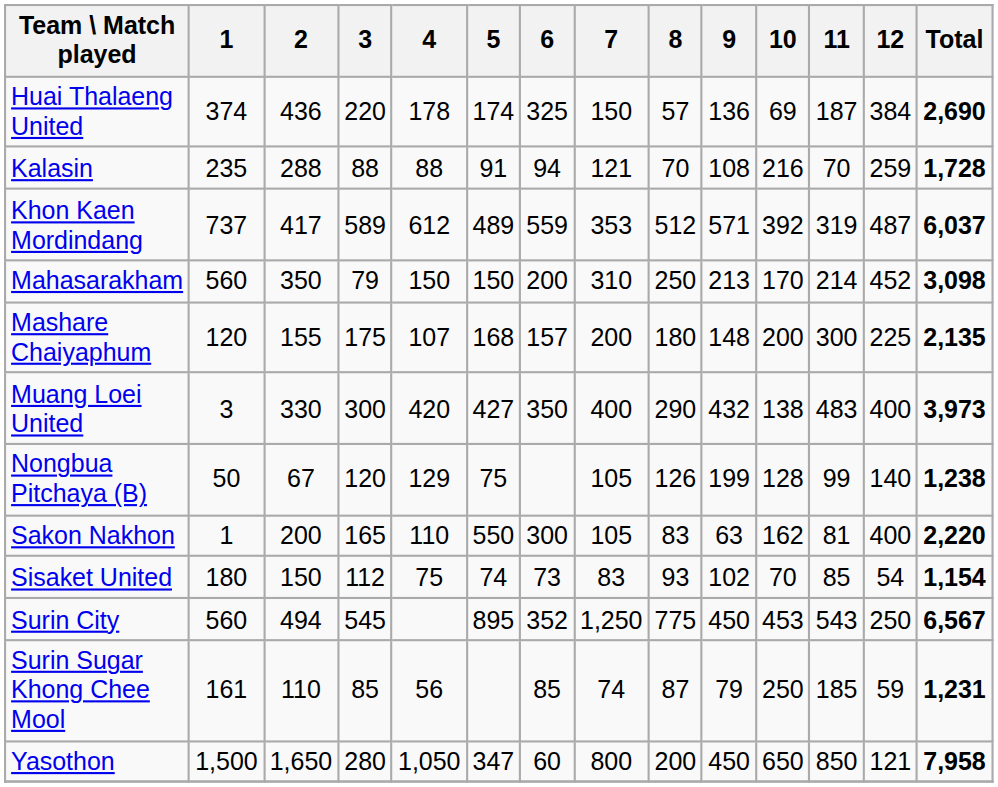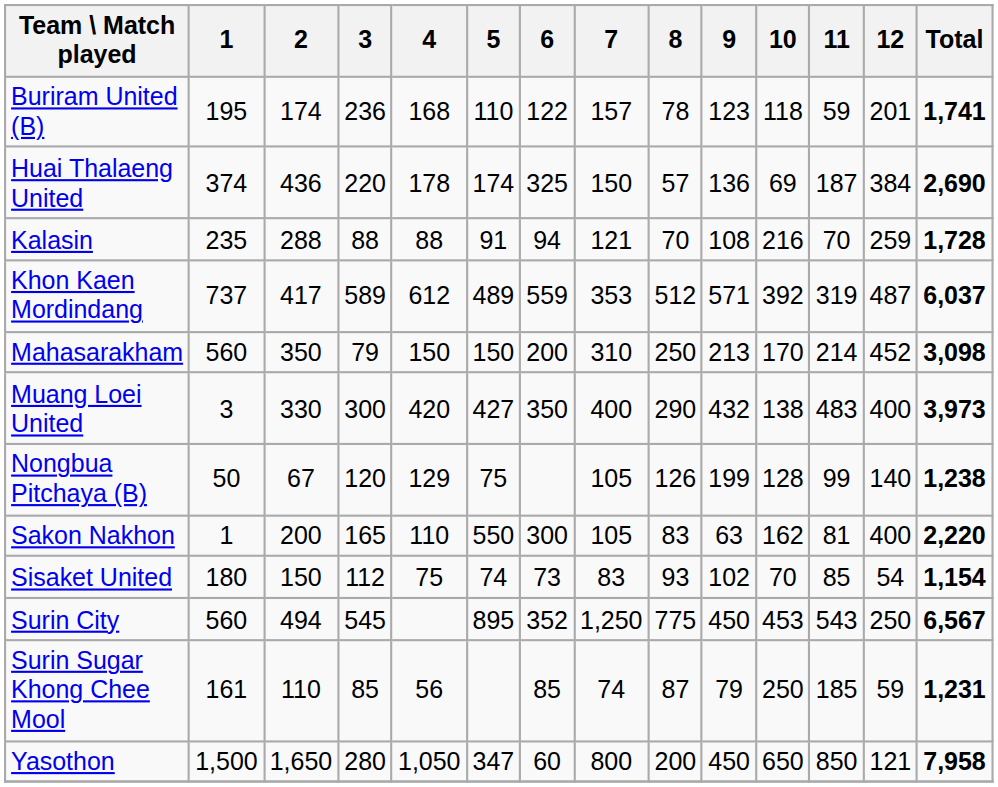+ row: (94, 112)
- row: (81, 337)
